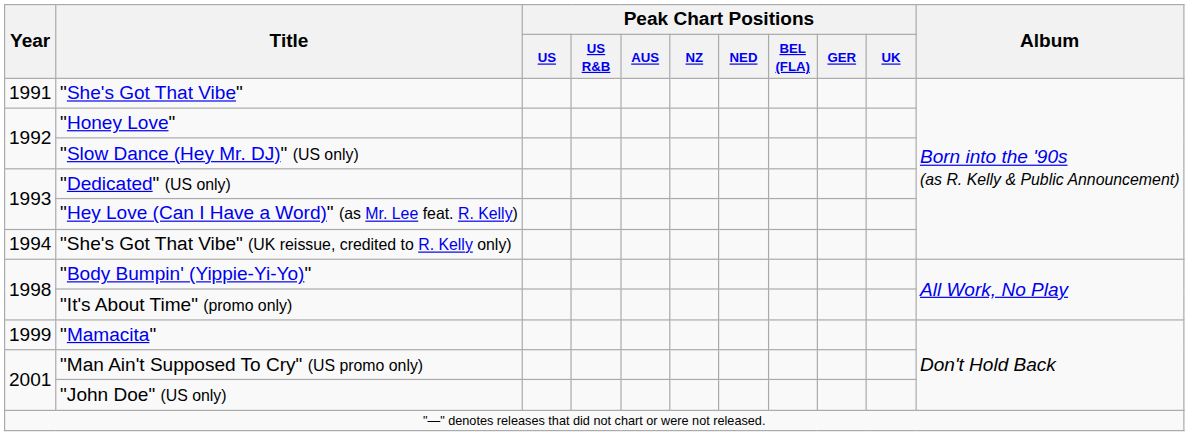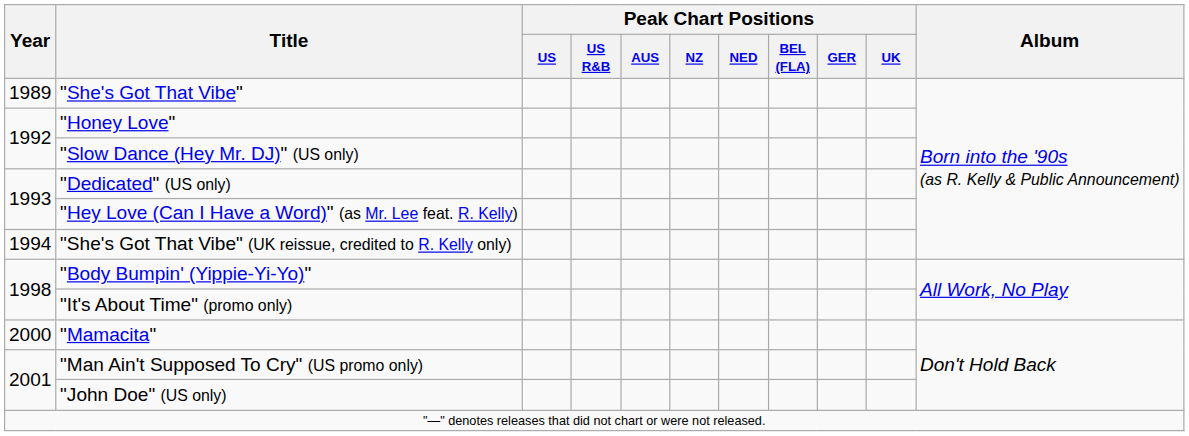(30, 93) 1991 -> (30, 93) 1989
(30, 334) 1999 -> (30, 334) 2000
